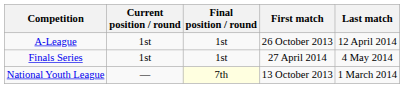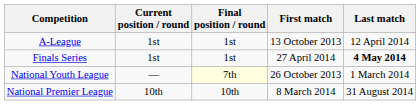(297, 41) 26 October 2013 -> (306, 41) 13 October 2013
(367, 58) normal -> (380, 58) bold
(297, 74) 13 October 2013 -> (306, 74) 26 October 2013
+ row: (60, 91)
